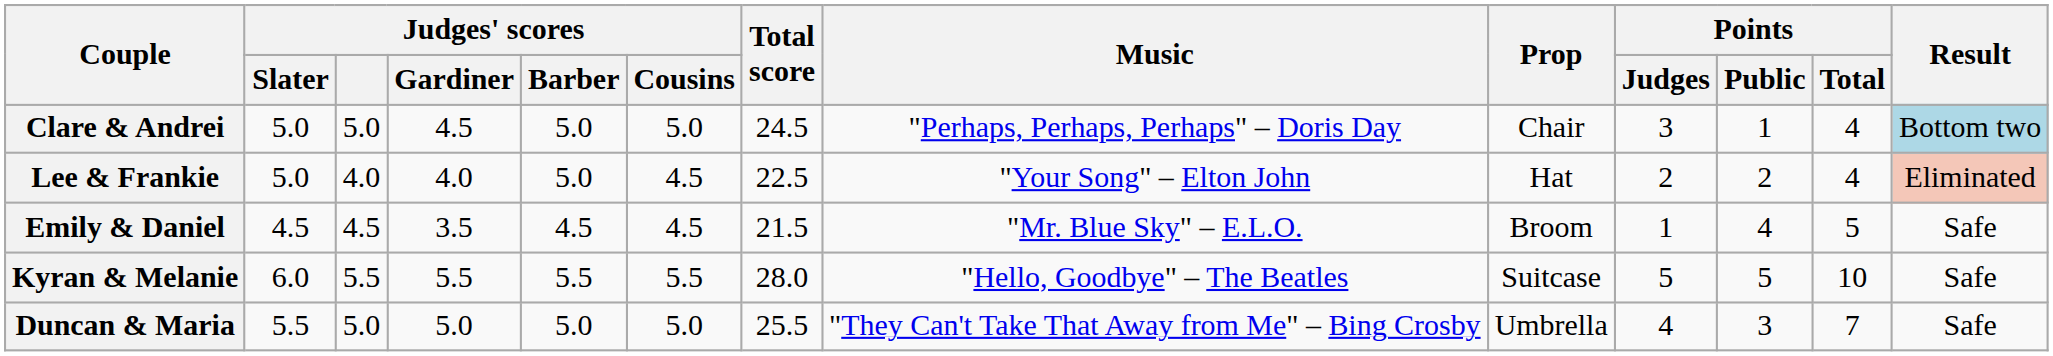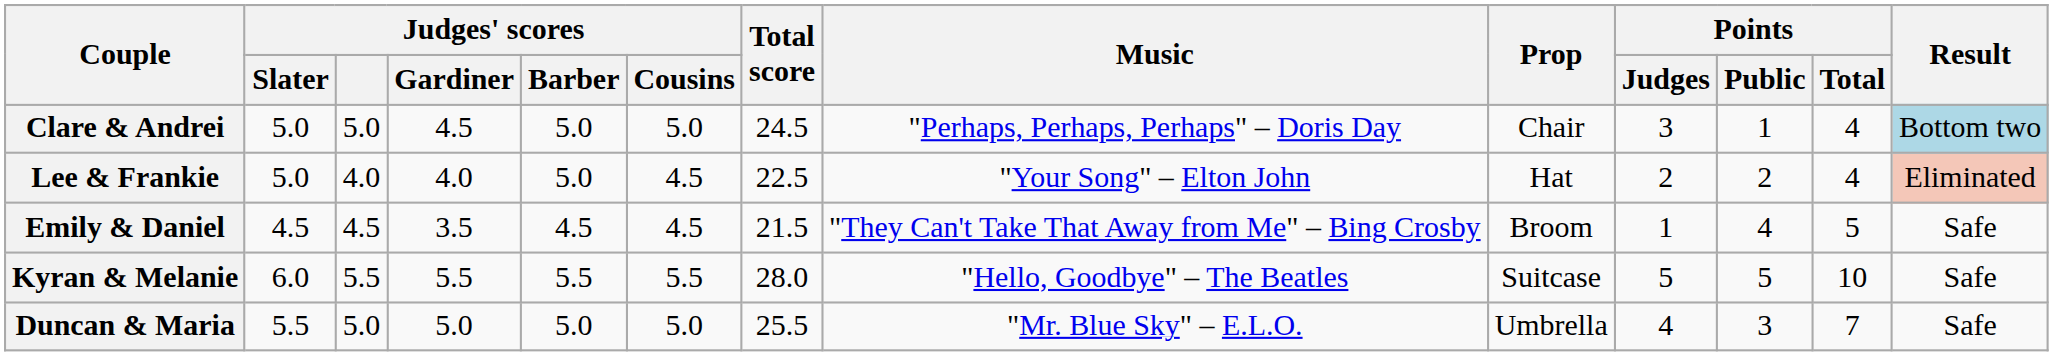(1155, 227) "Mr. Blue Sky" – E.L.O. -> (1155, 227) "They Can't Take That Away from Me" – Bing Crosby
(1155, 325) "They Can't Take That Away from Me" – Bing Crosby -> (1155, 325) "Mr. Blue Sky" – E.L.O.
